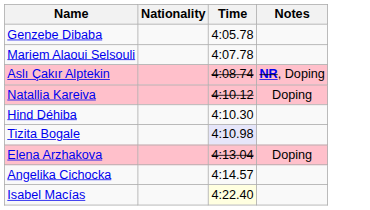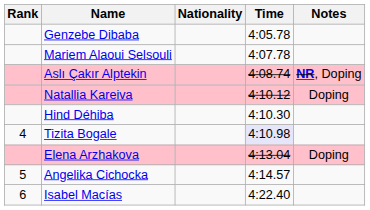+ column: (23, 14)
(233, 194) lightyellow background -> (269, 194) no background
